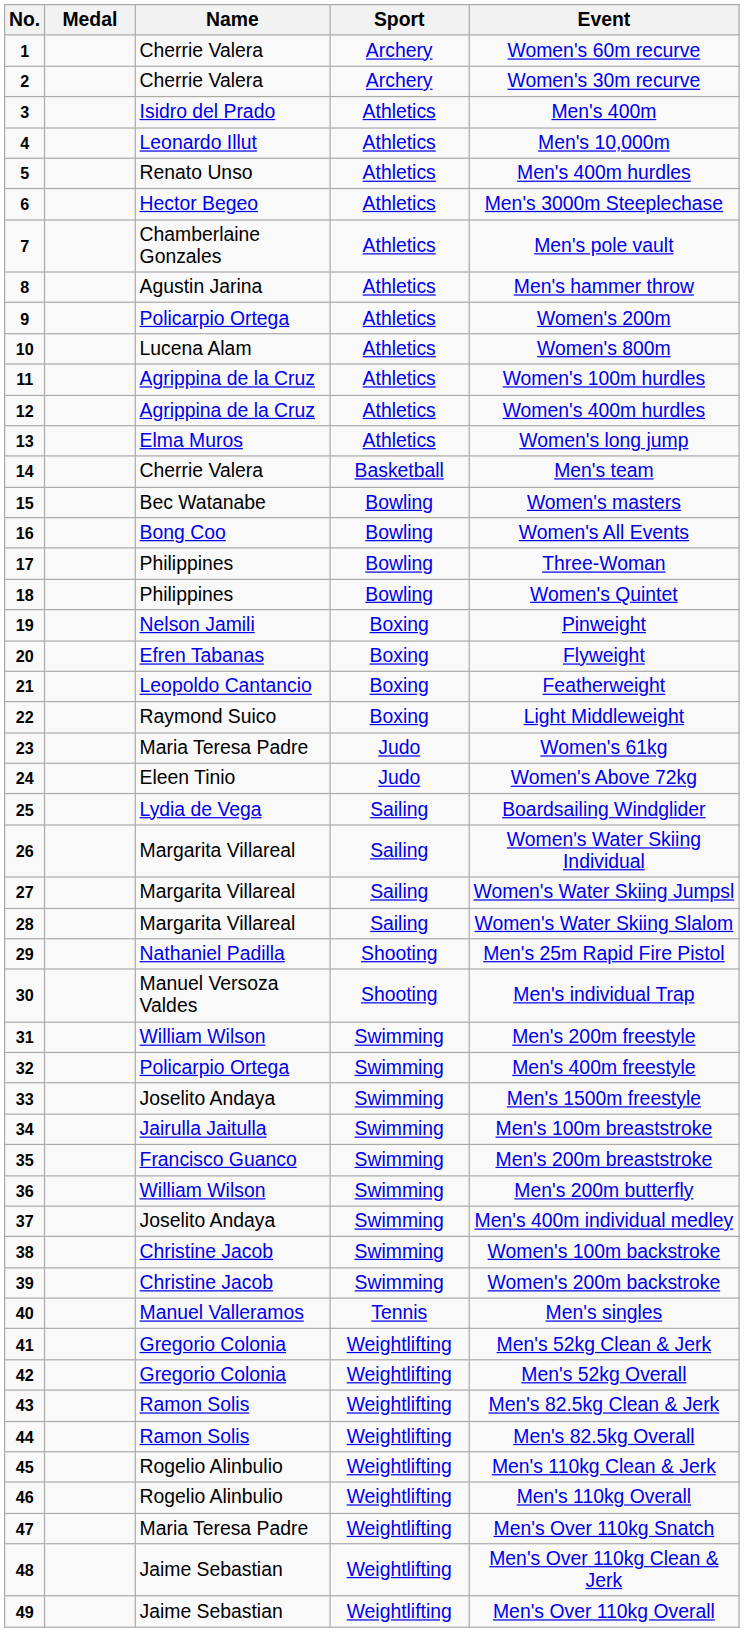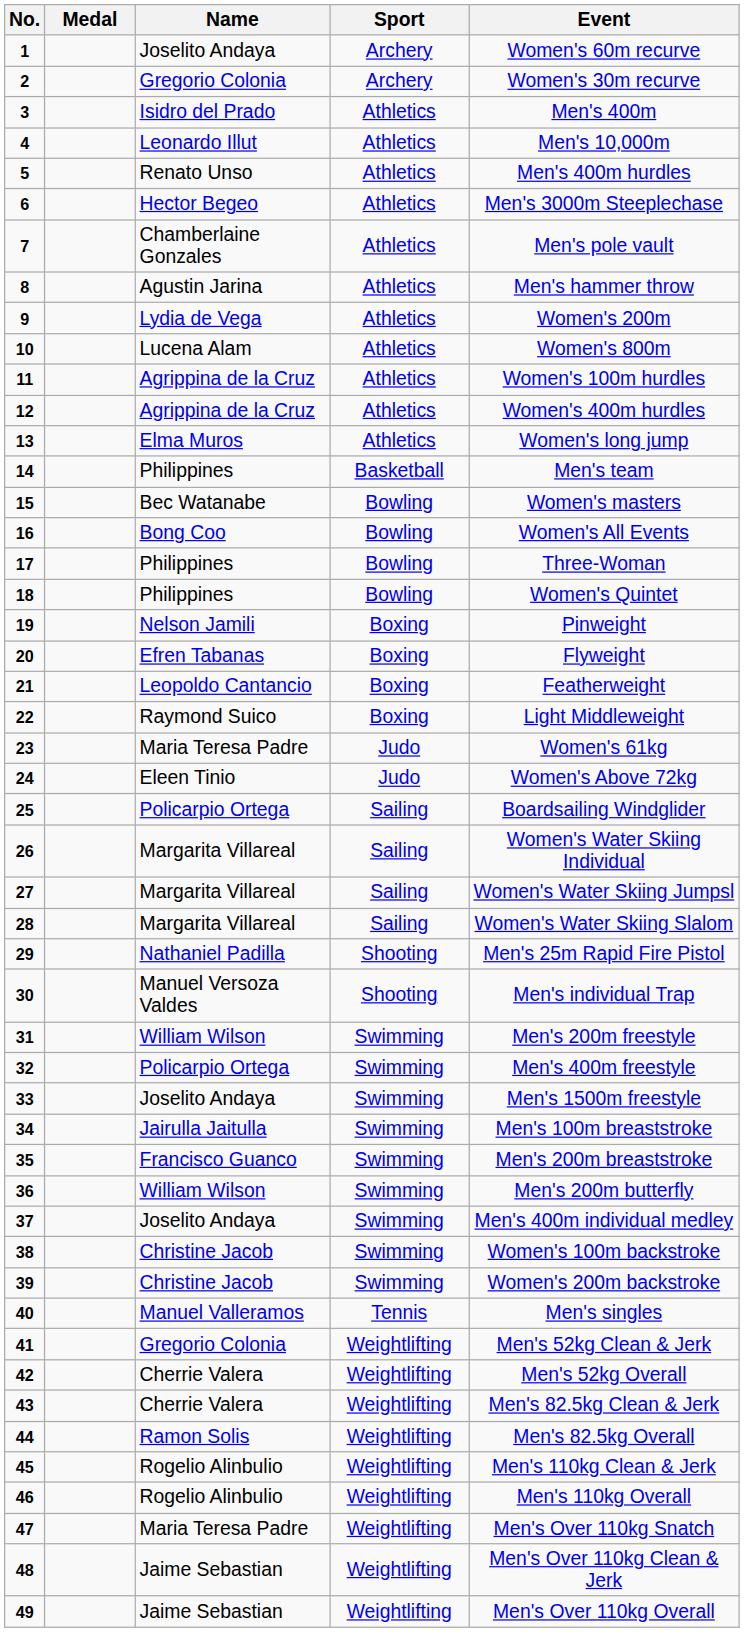(201, 50) Cherrie Valera -> (207, 50) Joselito Andaya
(201, 81) Cherrie Valera -> (213, 81) Gregorio Colonia
(214, 317) Policarpio Ortega -> (201, 317) Lydia de Vega
(201, 471) Cherrie Valera -> (186, 471) Philippines
(201, 809) Lydia de Vega -> (214, 809) Policarpio Ortega
(213, 1374) Gregorio Colonia -> (201, 1374) Cherrie Valera
(194, 1405) Ramon Solis -> (201, 1405) Cherrie Valera
